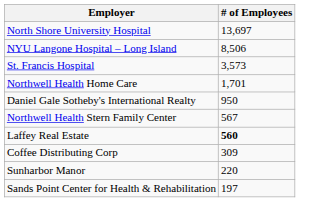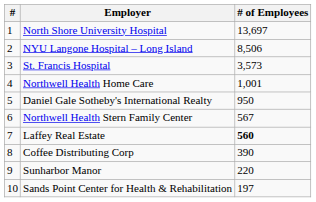+ column: (12, 13)
(234, 83) 1,701 -> (250, 83) 1,001
(229, 153) 309 -> (246, 153) 390
